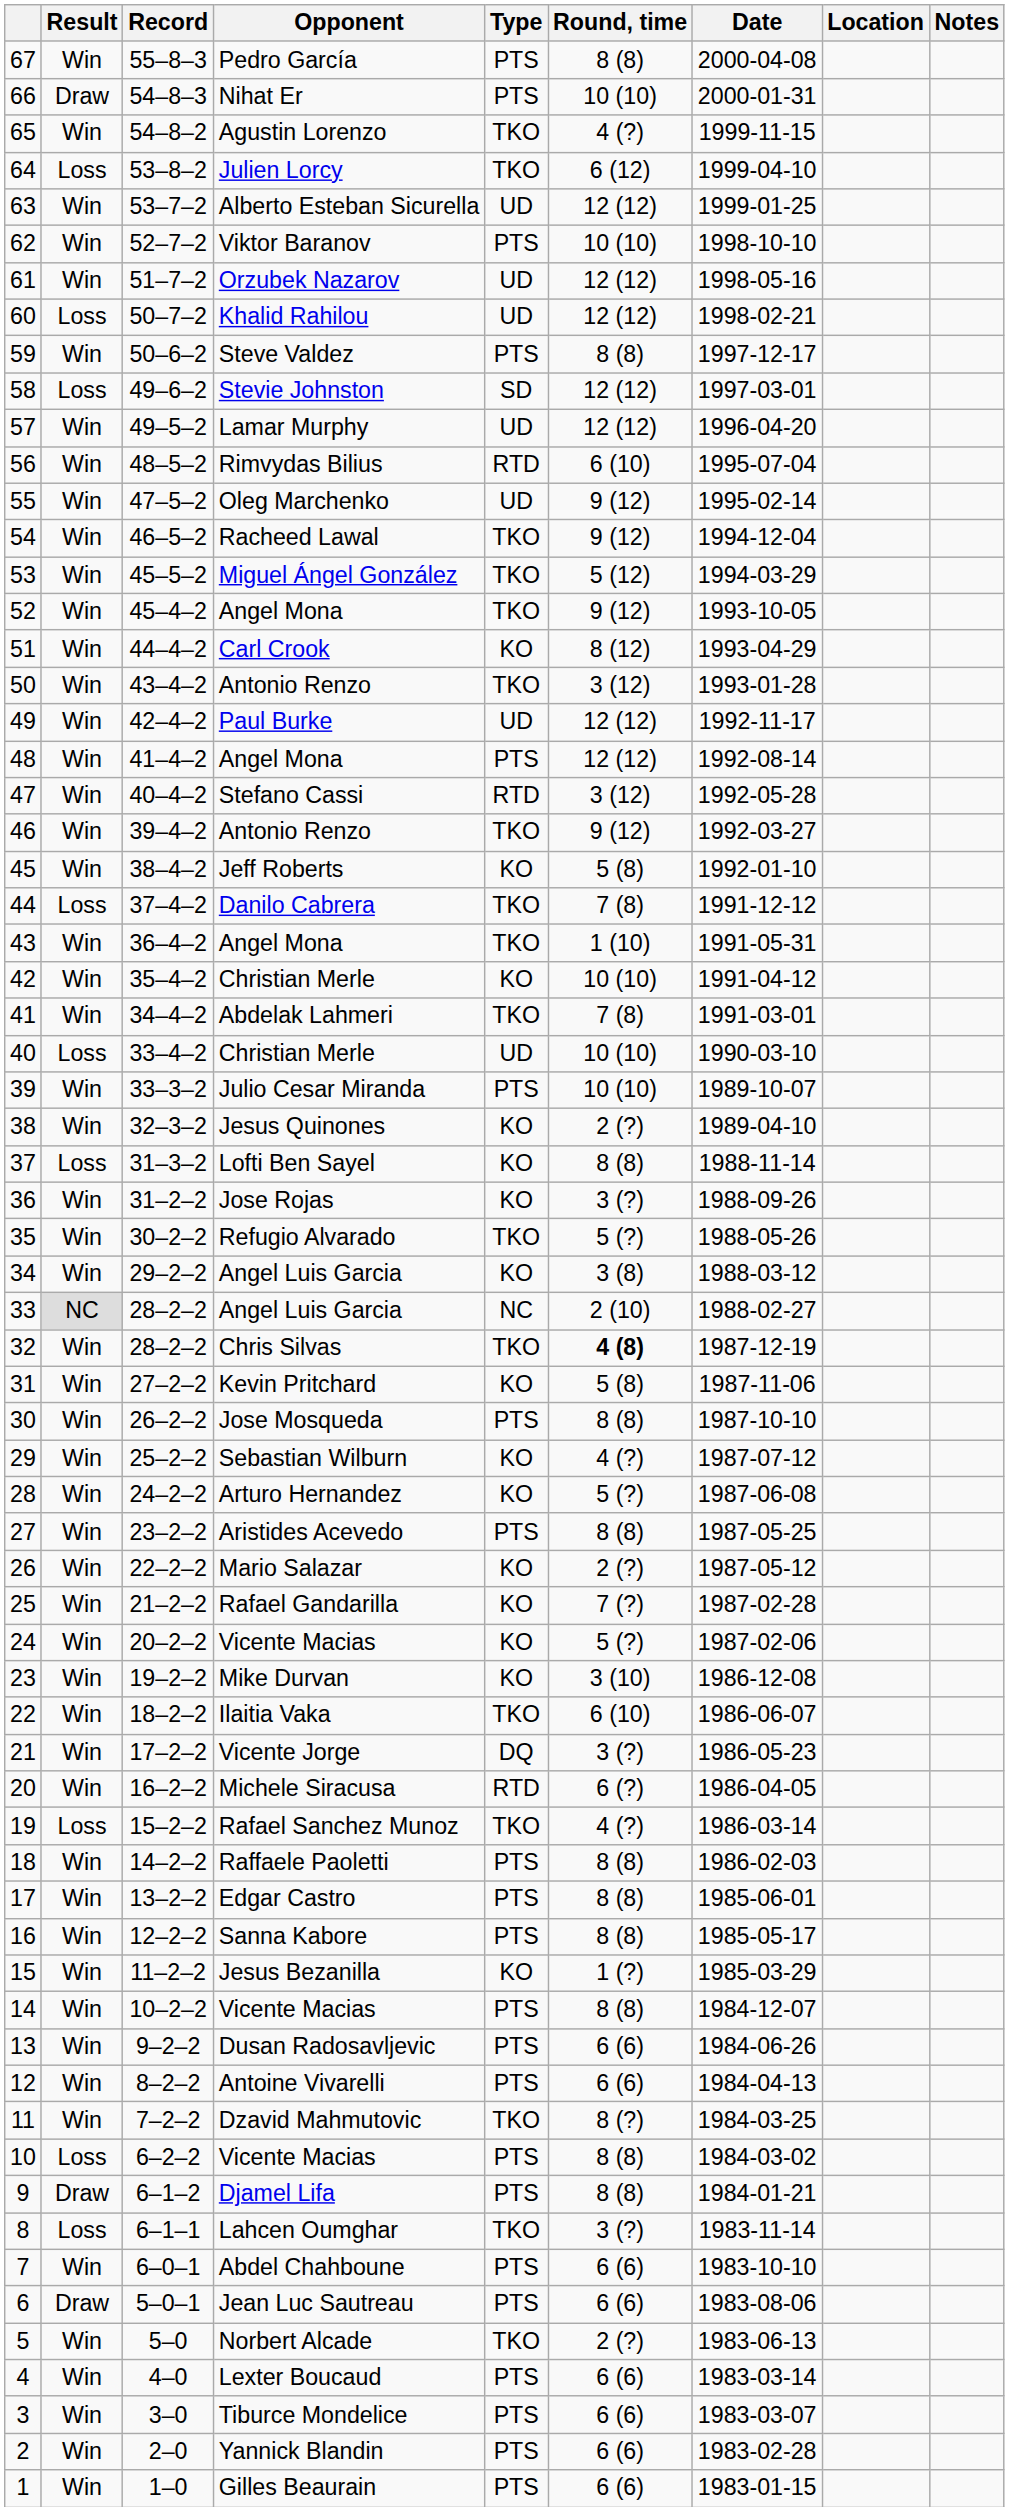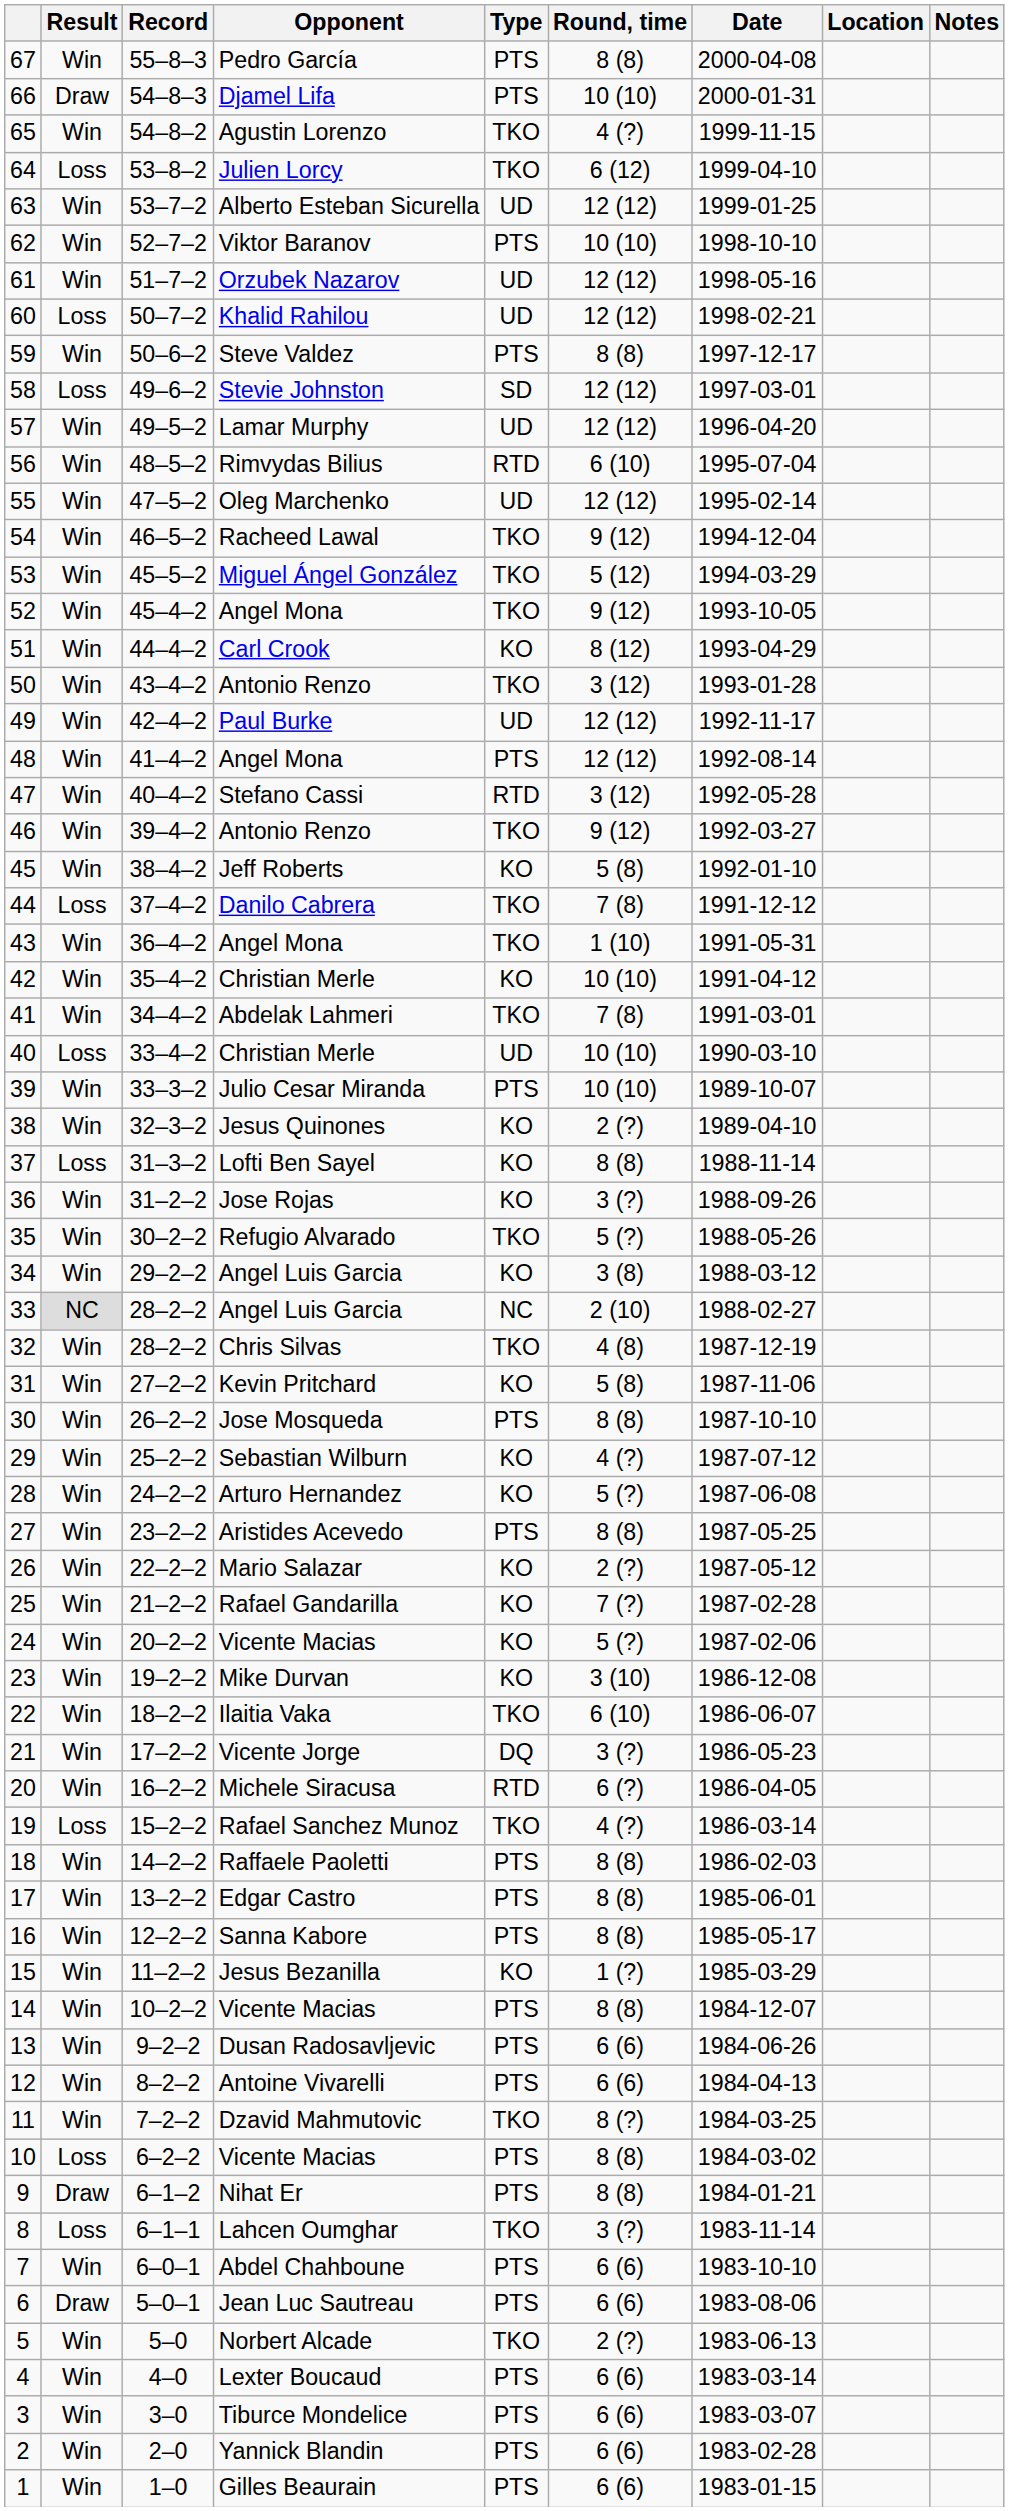(261, 96) Nihat Er -> (277, 96) Djamel Lifa
(620, 501) 9 (12) -> (620, 501) 12 (12)
(620, 1347) bold -> (620, 1347) normal
(277, 2193) Djamel Lifa -> (261, 2193) Nihat Er
